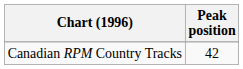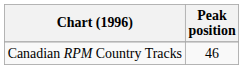(212, 53) 42 -> (212, 53) 46
